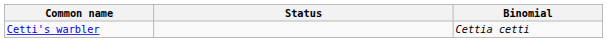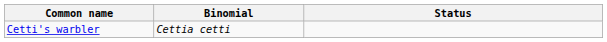columns swapped: (528, 13) <-> (304, 13)
